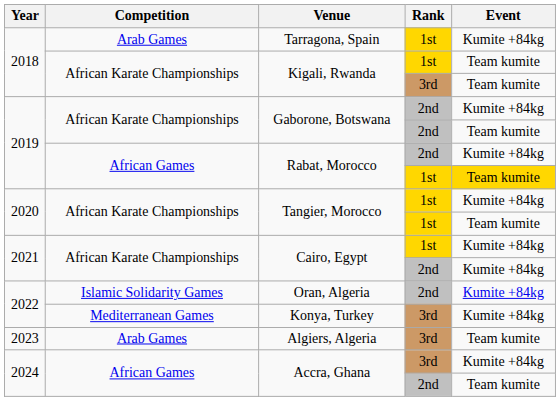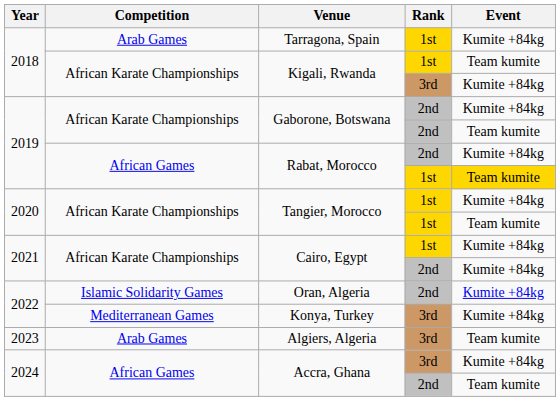(503, 85) Team kumite -> (503, 85) Kumite +84kg
